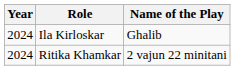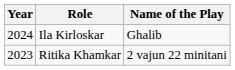(20, 55) 2024 -> (20, 55) 2023
